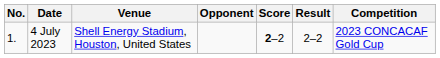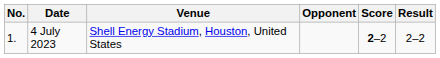- column: (384, 13)
